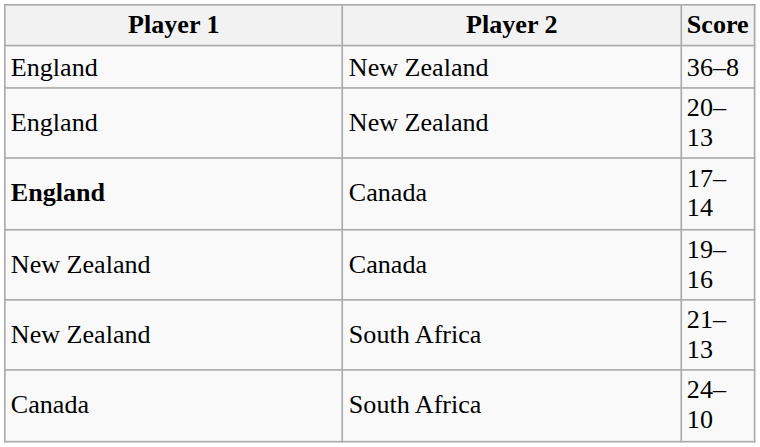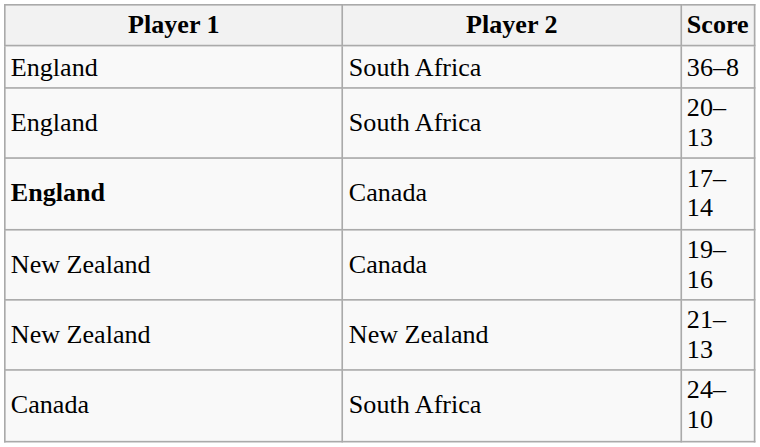(419, 66) New Zealand -> (415, 66) South Africa
(419, 122) New Zealand -> (415, 122) South Africa
(415, 334) South Africa -> (419, 334) New Zealand
